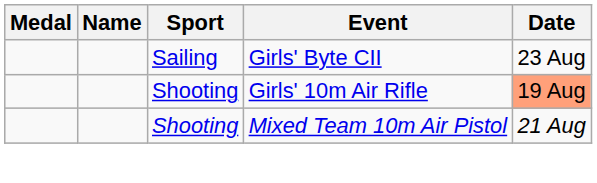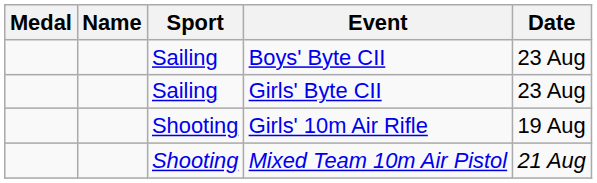+ row: (317, 57)
(551, 92) lightsalmon background -> (551, 126) no background
